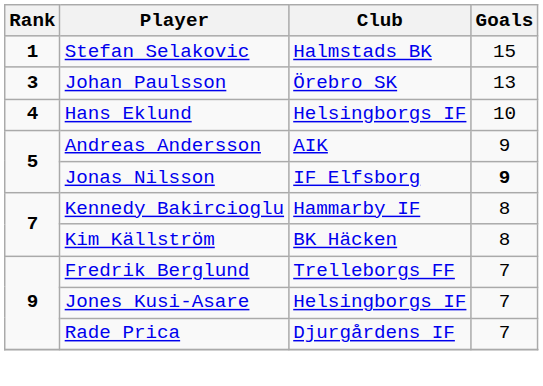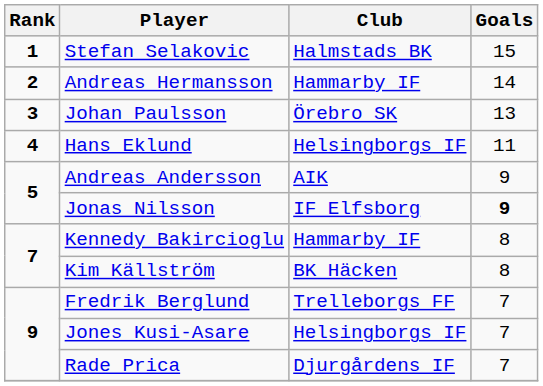+ row: (169, 83)
(504, 114) 10 -> (504, 146) 11
